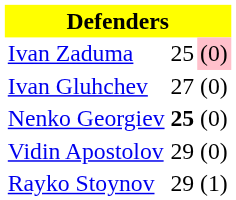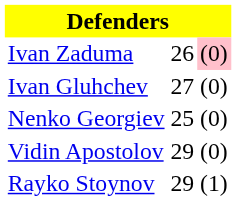(182, 53) 25 -> (182, 53) 26
(182, 118) bold -> (182, 118) normal
